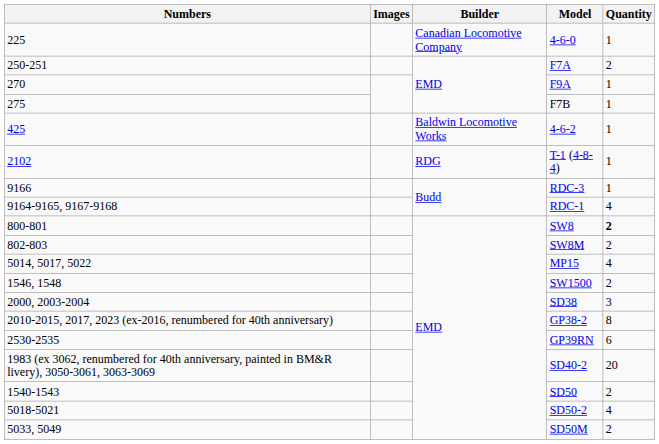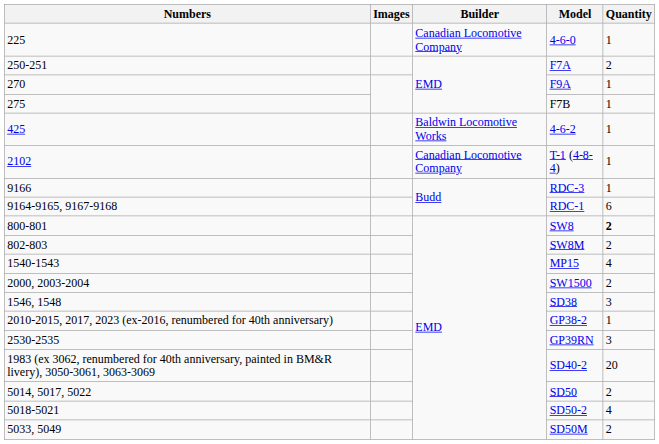(428, 161) RDG -> (468, 161) Canadian Locomotive Company
(609, 206) 4 -> (609, 206) 6
(49, 263) 5014, 5017, 5022 -> (33, 263) 1540-1543
(34, 282) 1546, 1548 -> (48, 282) 2000, 2003-2004
(48, 301) 2000, 2003-2004 -> (34, 301) 1546, 1548
(609, 320) 8 -> (609, 320) 1
(609, 339) 6 -> (609, 339) 3
(33, 391) 1540-1543 -> (49, 391) 5014, 5017, 5022
